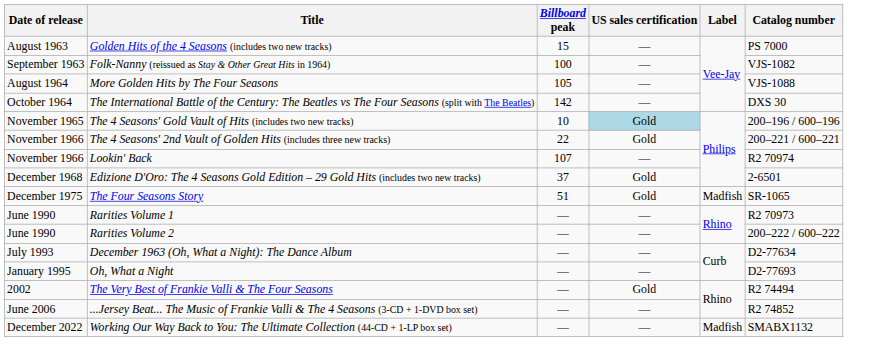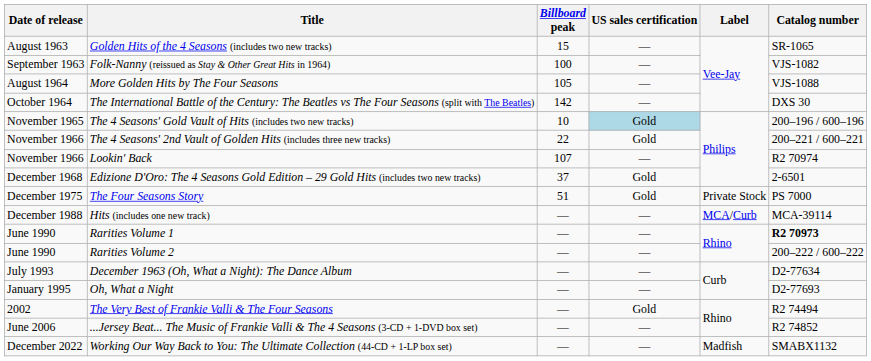(768, 45) PS 7000 -> (793, 45) SR-1065
(722, 196) Madfish -> (734, 196) Private Stock
(769, 196) SR-1065 -> (792, 196) PS 7000
+ row: (150, 214)
(771, 214) normal -> (795, 233) bold
